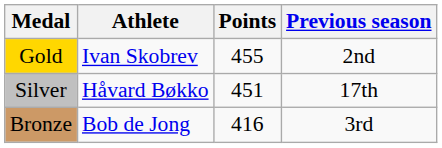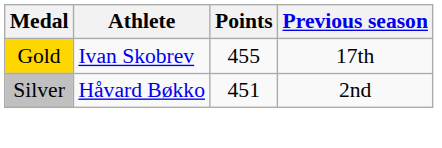(359, 55) 2nd -> (355, 55) 17th
(359, 90) 17th -> (355, 90) 2nd
- row: (41, 124)
